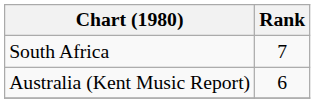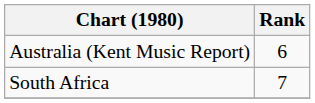rows swapped: (130, 82) <-> (59, 51)
